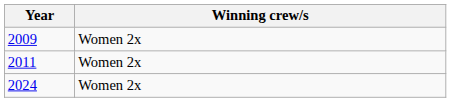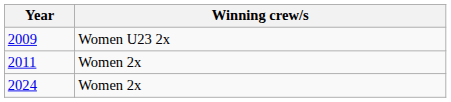(110, 39) Women 2x -> (124, 39) Women U23 2x
